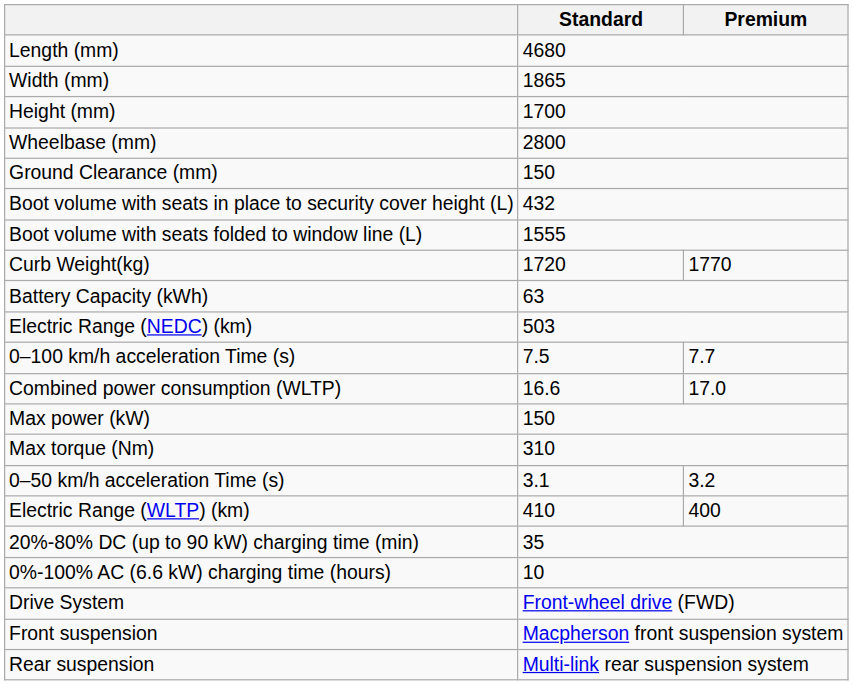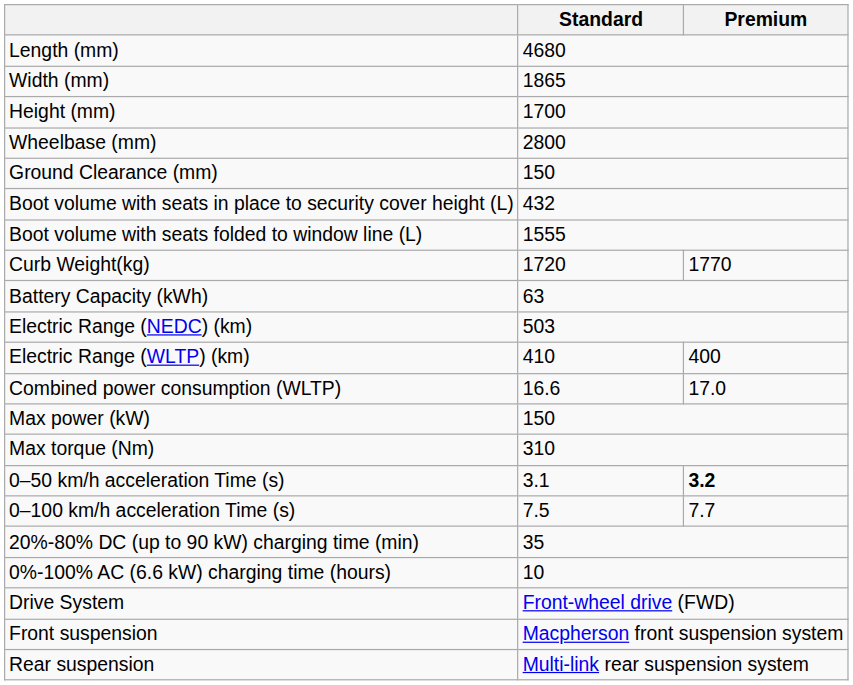rows swapped: (129, 511) <-> (152, 357)
(702, 480) normal -> (702, 480) bold
